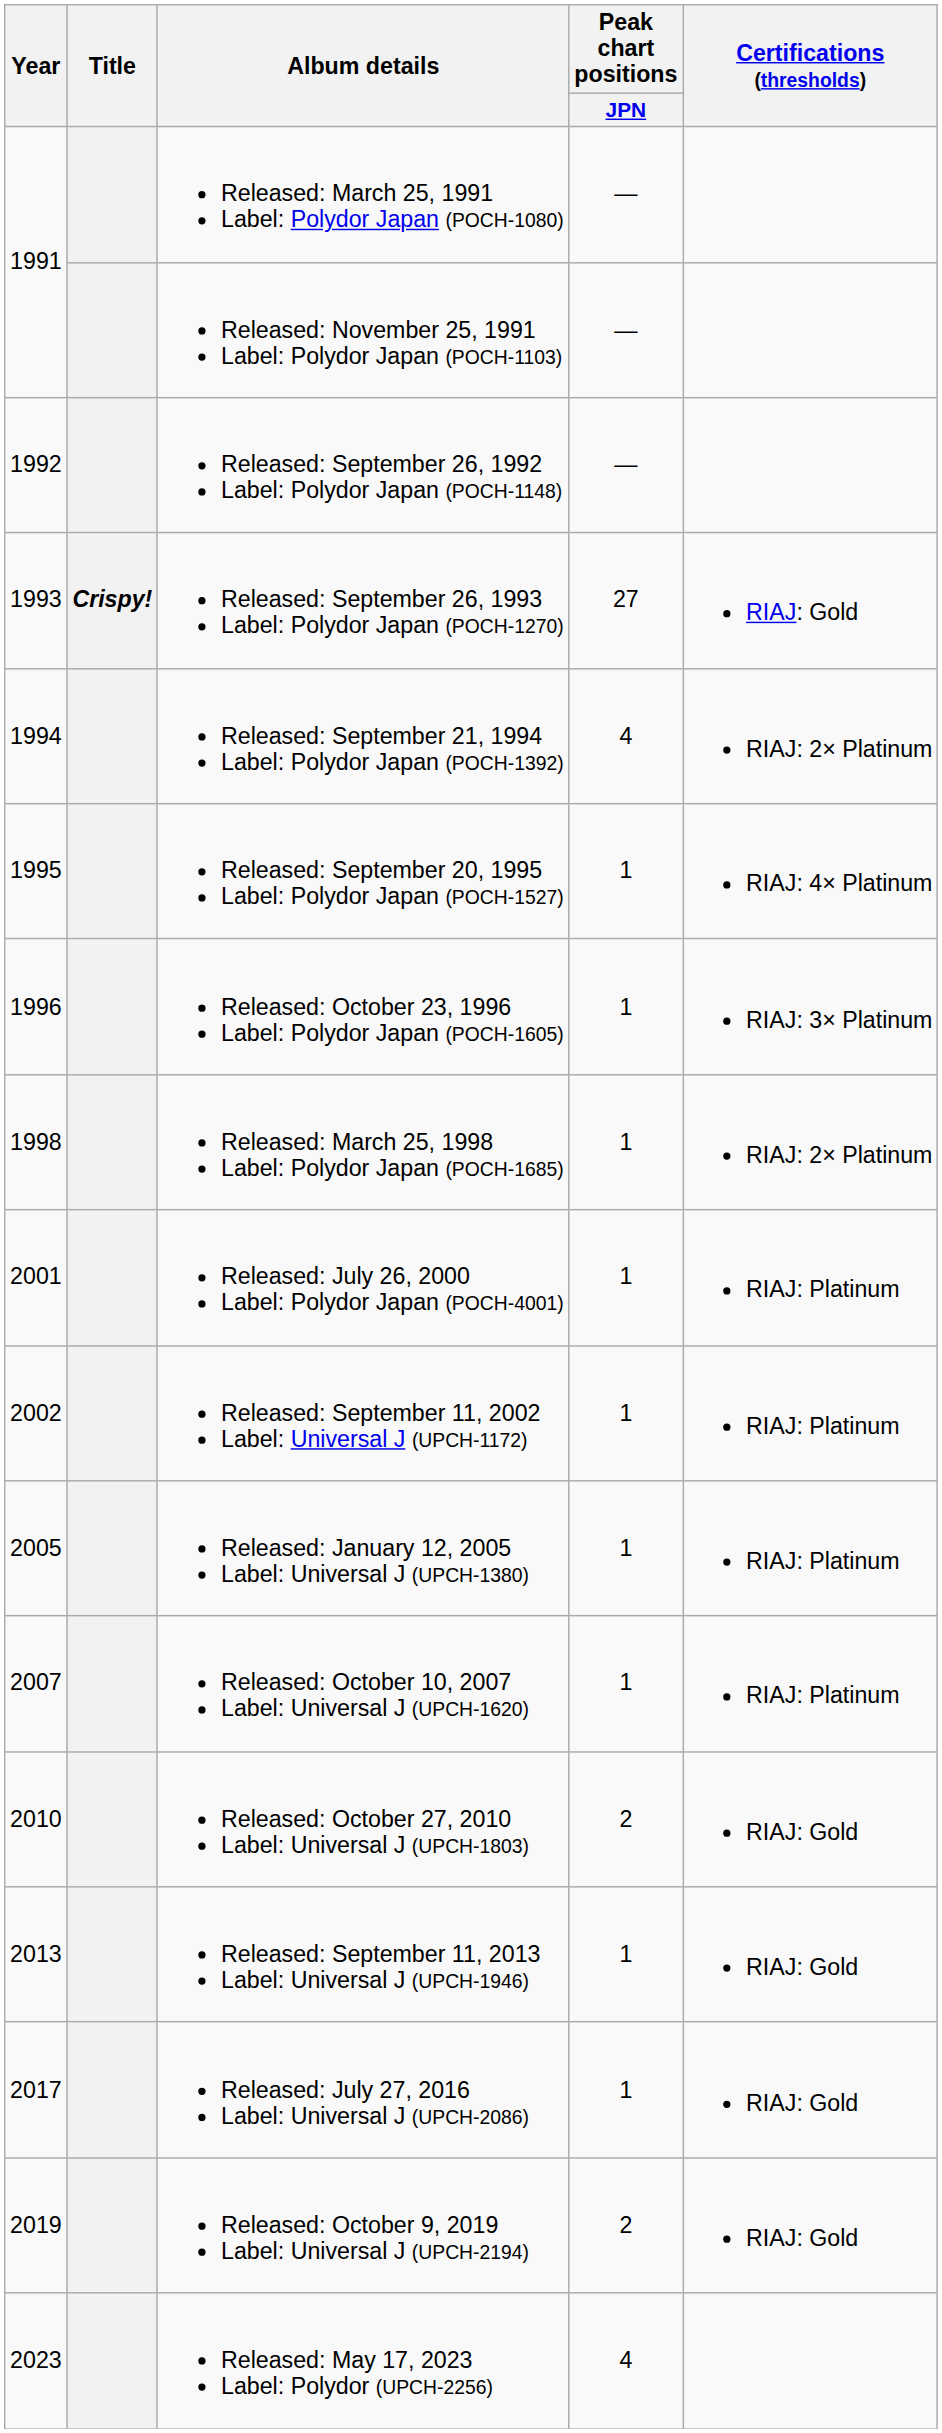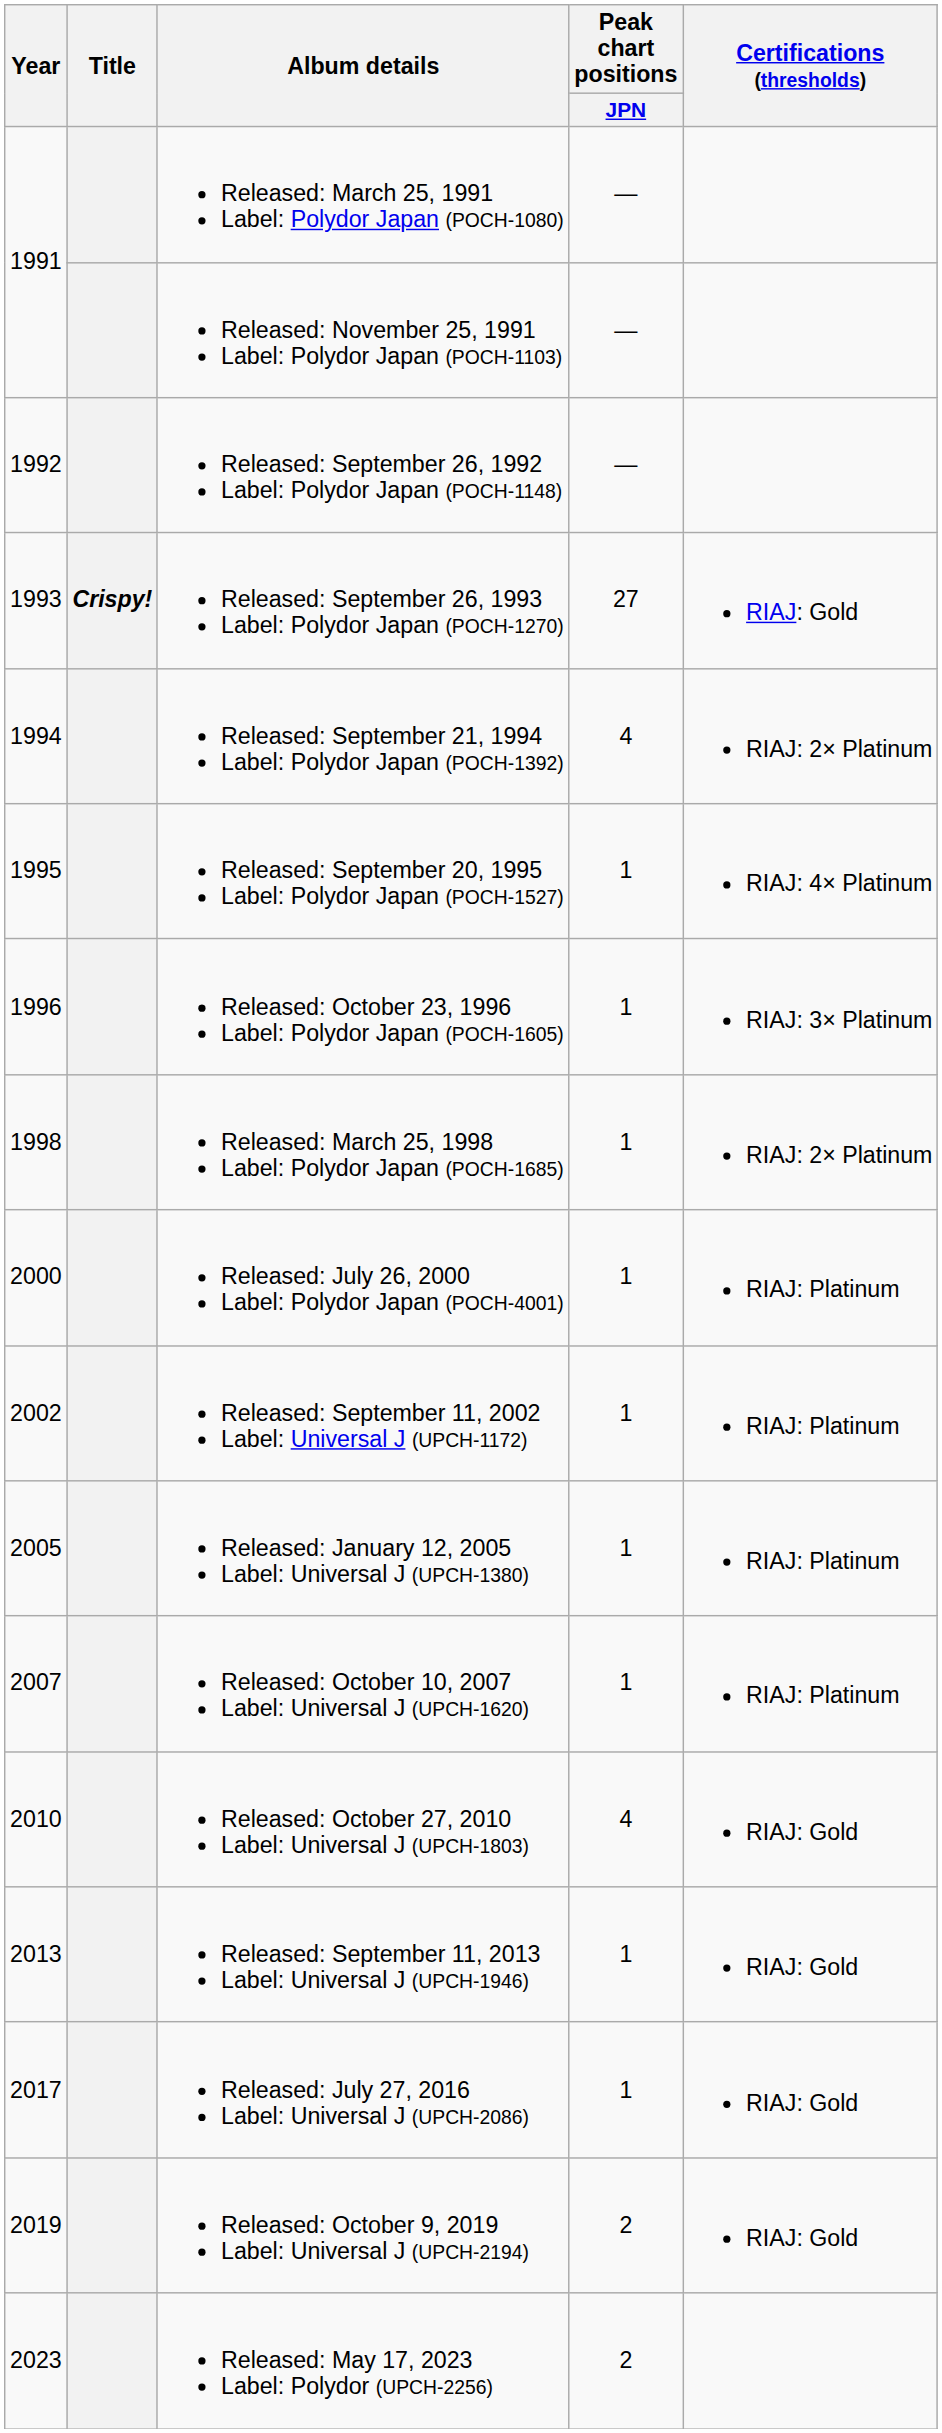(36, 1277) 2001 -> (36, 1277) 2000
(626, 1818) 2 -> (626, 1818) 4
(626, 2360) 4 -> (626, 2360) 2
